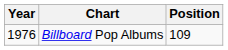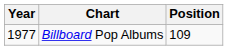(22, 34) 1976 -> (22, 34) 1977
